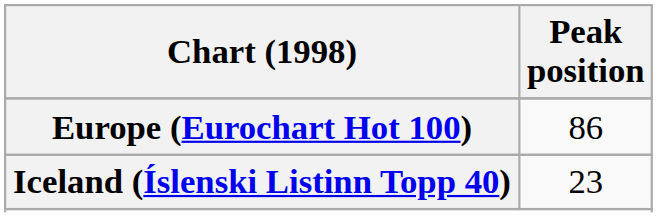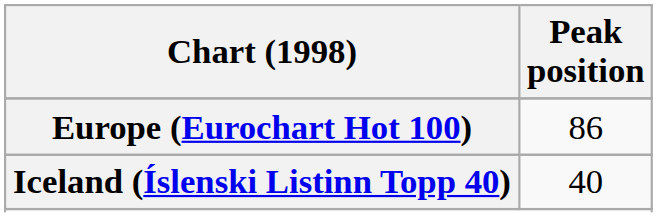(586, 181) 23 -> (586, 181) 40
